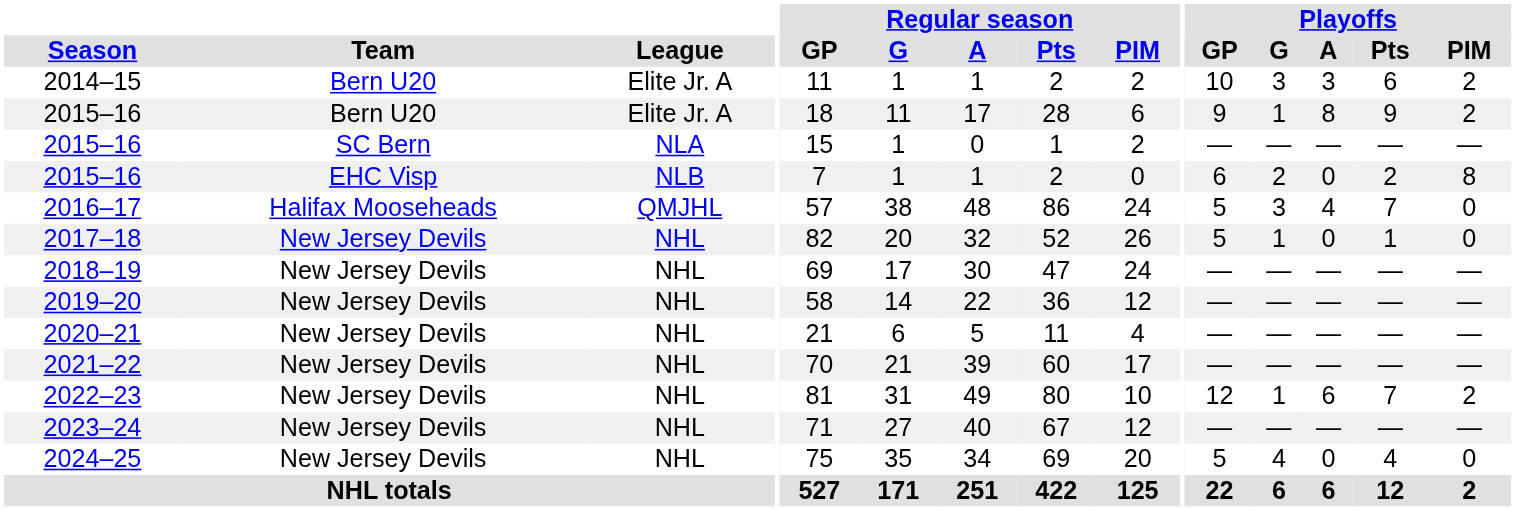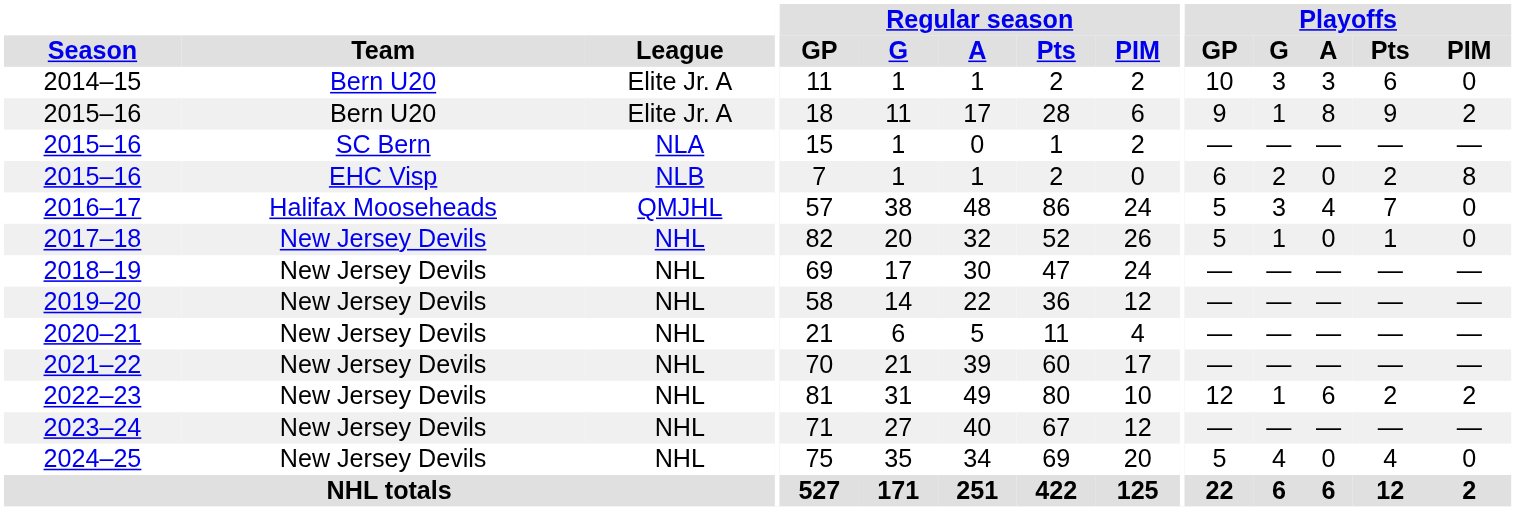(1469, 82) 2 -> (1469, 82) 0
(1390, 396) 7 -> (1390, 396) 2
